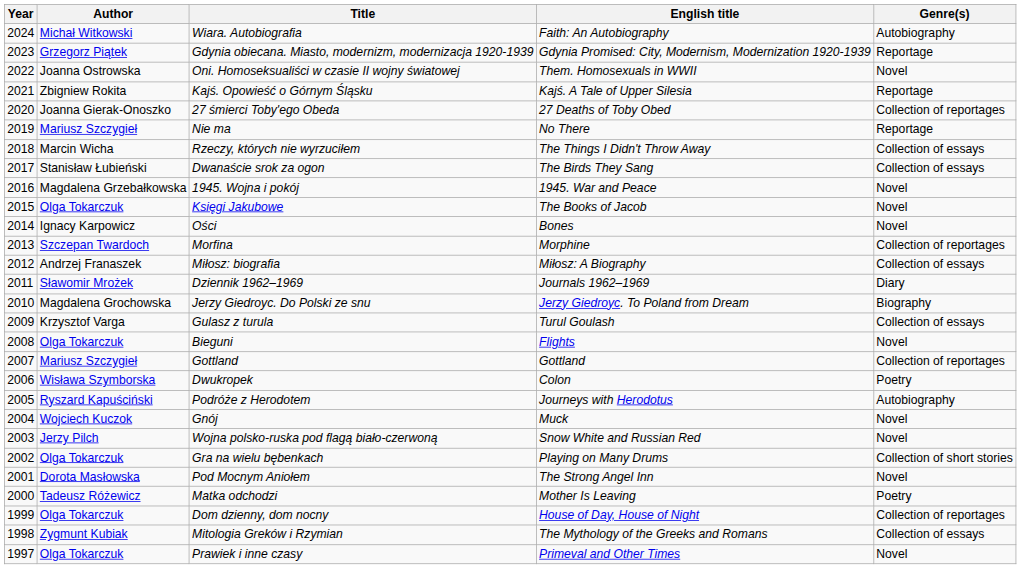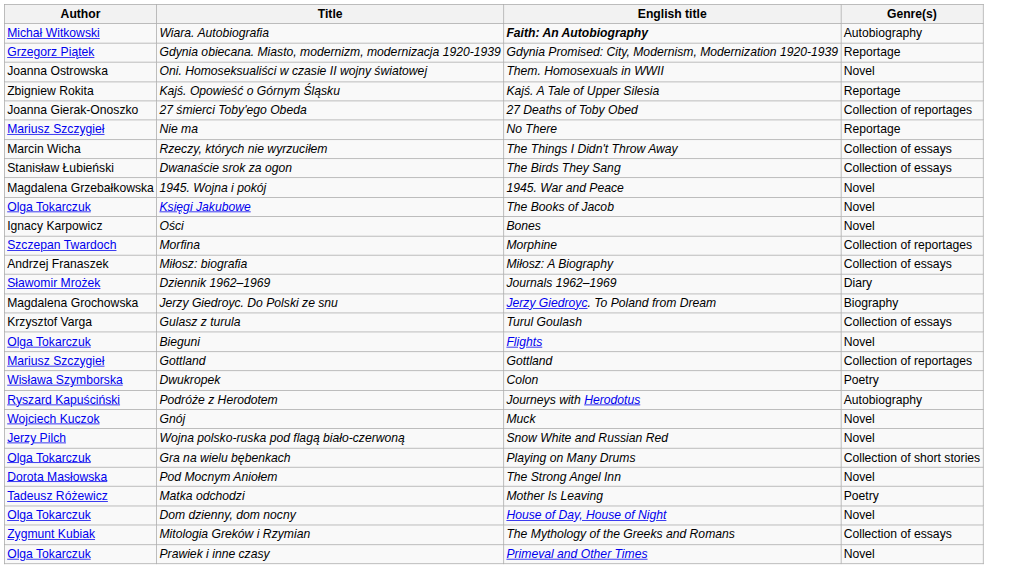- column: (21, 14)
(604, 33) normal -> (577, 33) bold
(941, 515) Collection of reportages -> (859, 515) Novel
